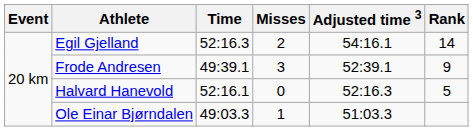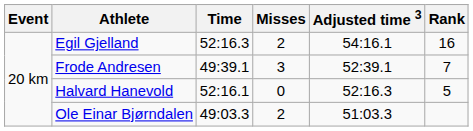(447, 44) 14 -> (447, 44) 16
(447, 67) 9 -> (447, 67) 7
(281, 114) 1 -> (281, 114) 2
